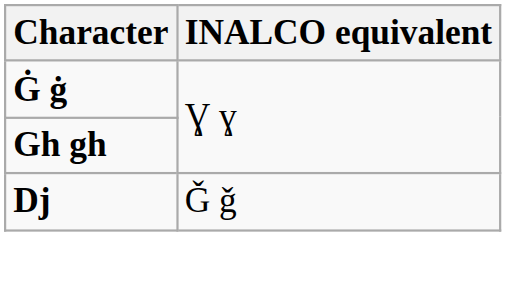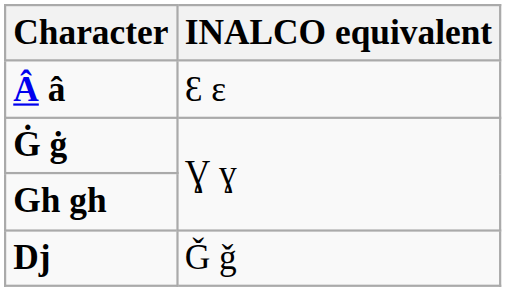+ row: (39, 88)
